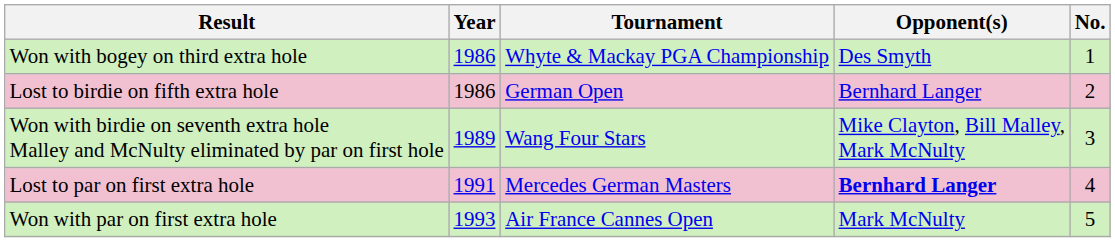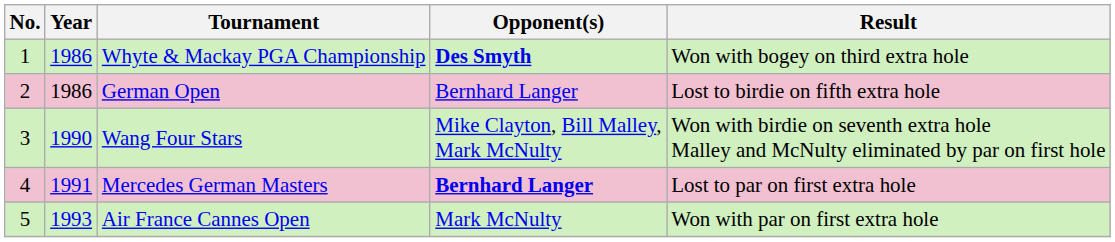columns swapped: (1090, 21) <-> (227, 21)
(885, 56) normal -> (483, 56) bold
(474, 138) 1989 -> (71, 138) 1990
